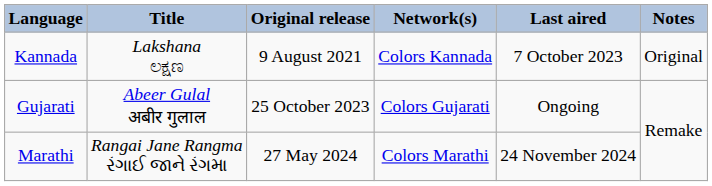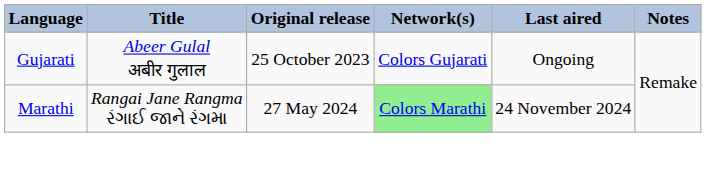- row: (46, 56)
(435, 156) no background -> (433, 108) lightgreen background
